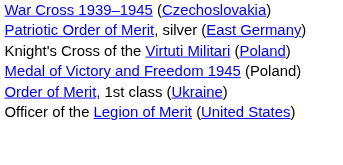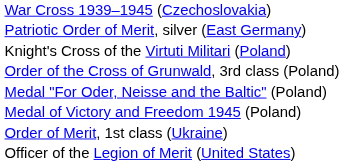+ row: (172, 71)
+ row: (166, 92)
